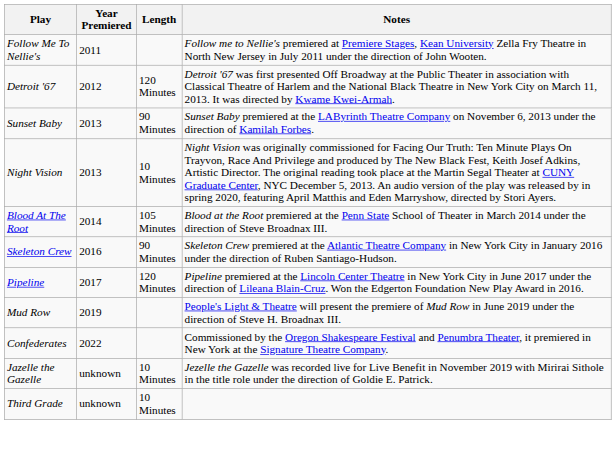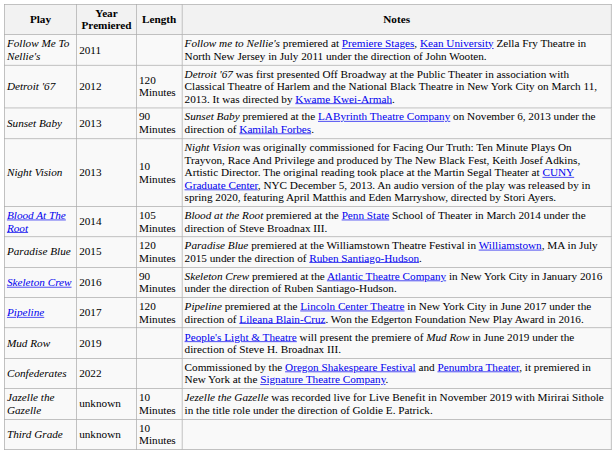+ row: (39, 252)
